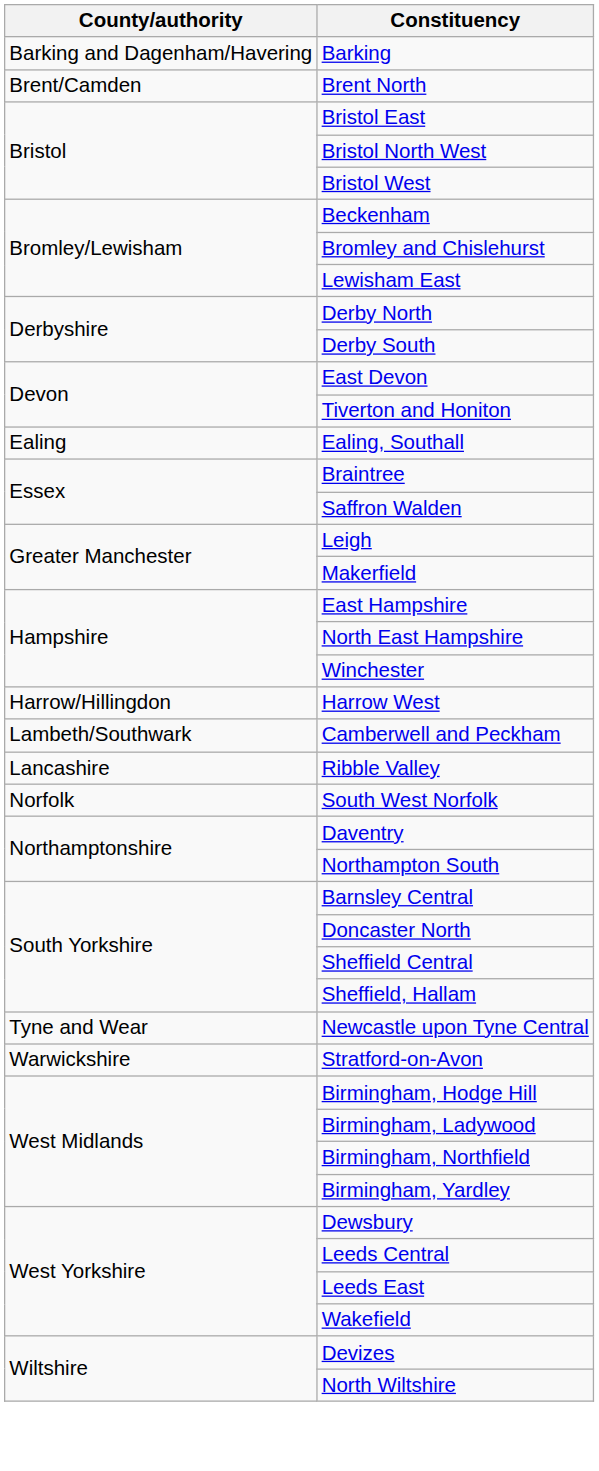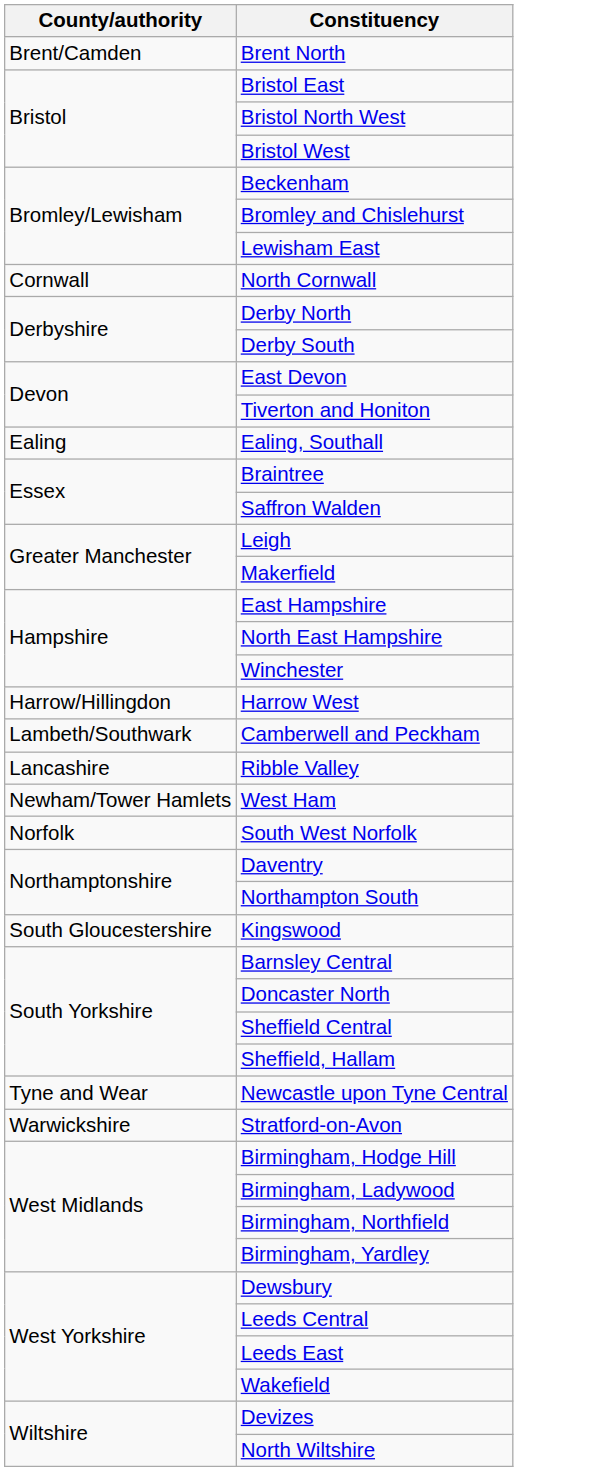- row: (356, 53)
+ row: (308, 280)
+ row: (288, 800)
+ row: (291, 930)
